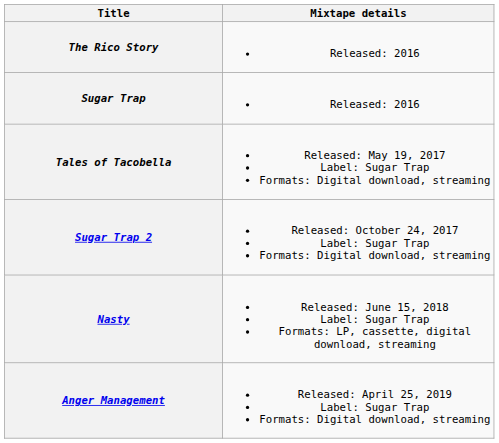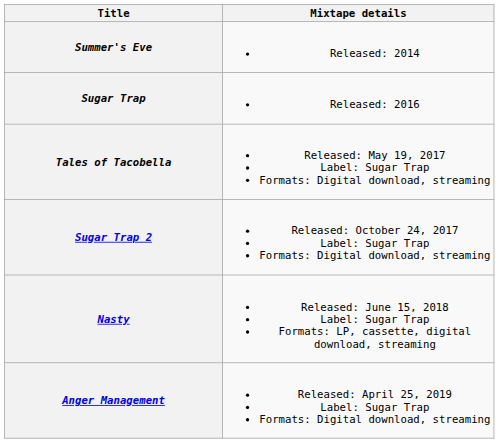+ row: (114, 47)
- row: (114, 47)
